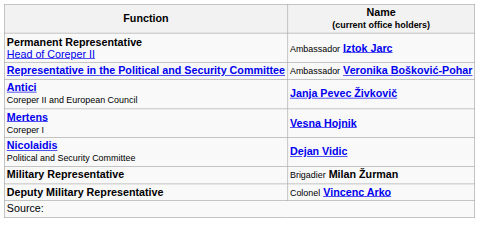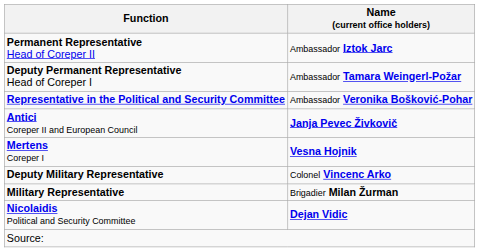+ row: (94, 77)
rows swapped: (71, 152) <-> (85, 192)
